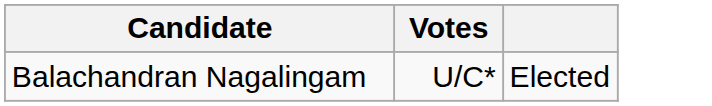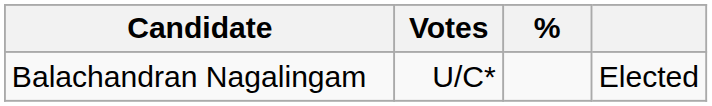+ column: (547, 28)
